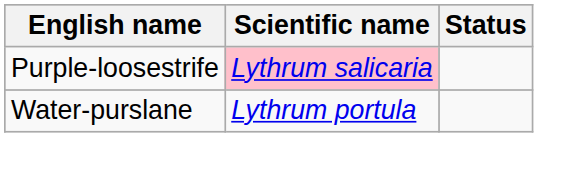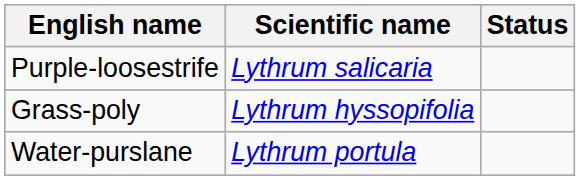(332, 68) pink background -> (332, 68) no background
+ row: (76, 110)
